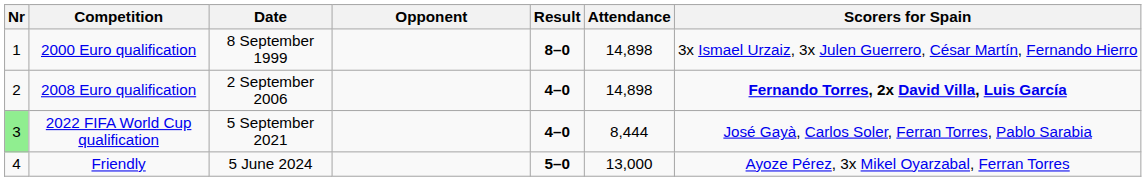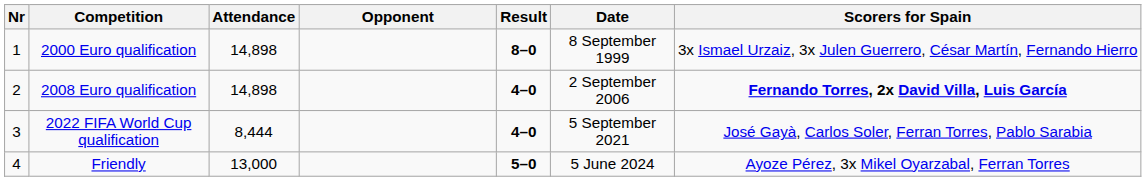columns swapped: (270, 17) <-> (629, 17)
(17, 132) lightgreen background -> (17, 132) no background
